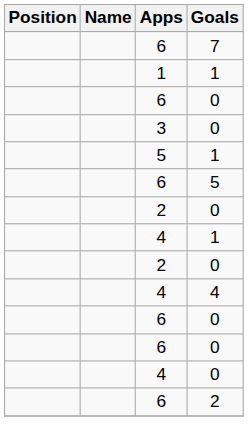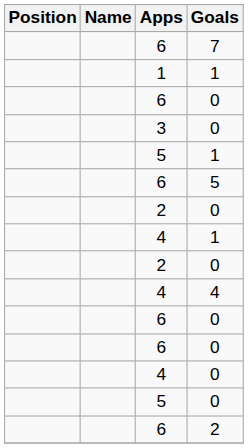+ row: (161, 401)
